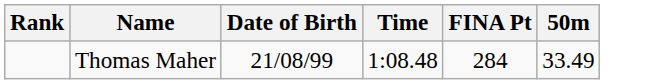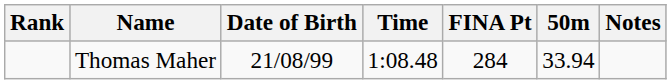+ column: (633, 22)
(568, 59) 33.49 -> (568, 59) 33.94
